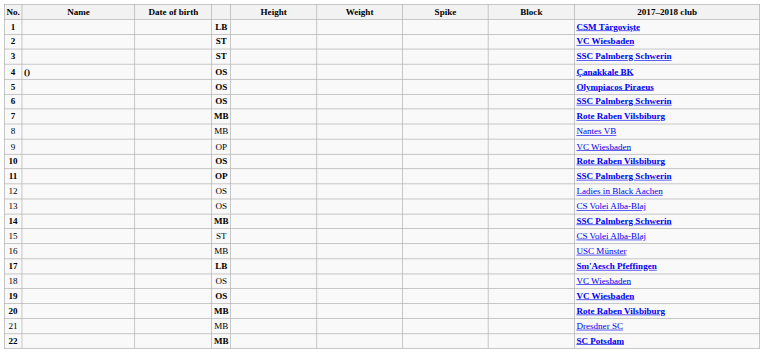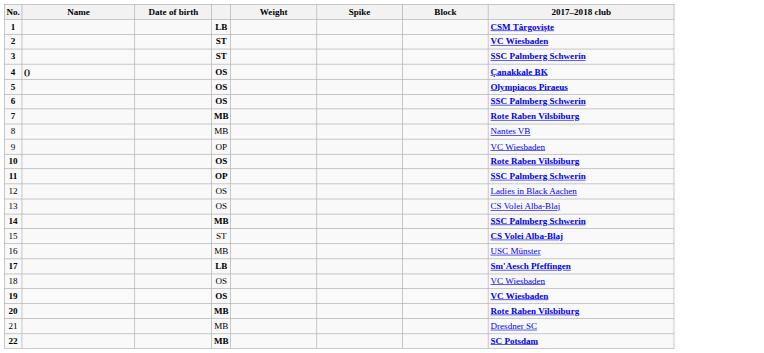- column: (274, 12)
(611, 236) normal -> (527, 236) bold
